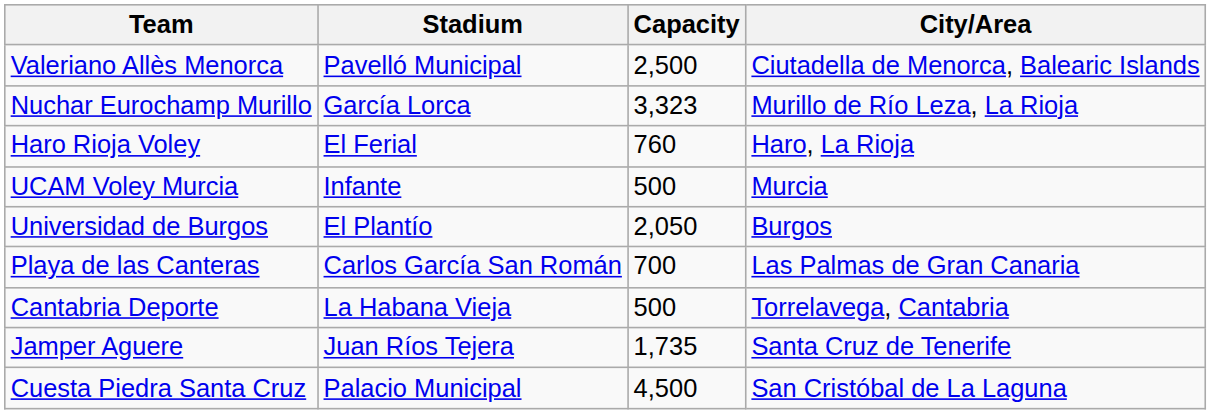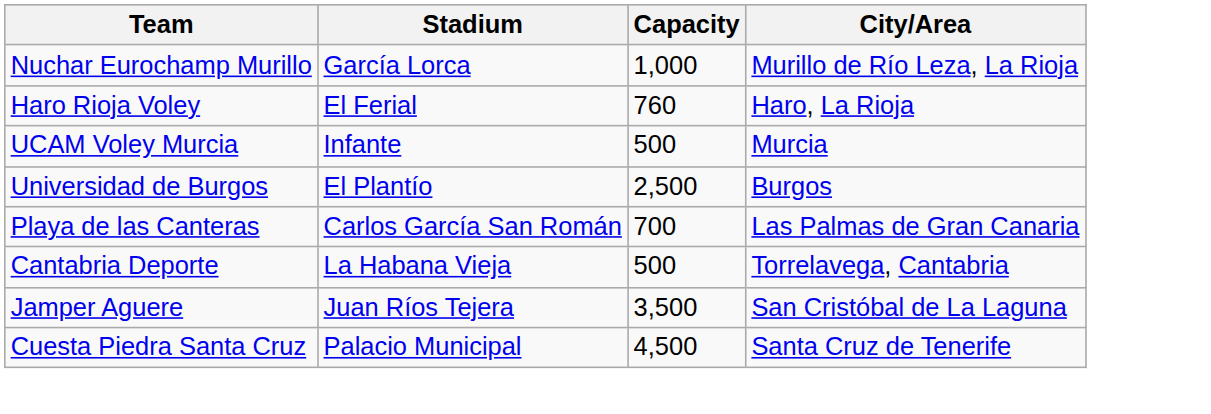- row: (147, 65)
(665, 105) 3,323 -> (665, 65) 1,000
(665, 226) 2,050 -> (665, 186) 2,500
(665, 347) 1,735 -> (665, 307) 3,500
(881, 347) Santa Cruz de Tenerife -> (909, 307) San Cristóbal de La Laguna
(909, 387) San Cristóbal de La Laguna -> (881, 347) Santa Cruz de Tenerife
